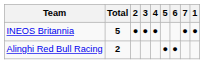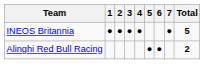columns swapped: (195, 13) <-> (118, 13)
